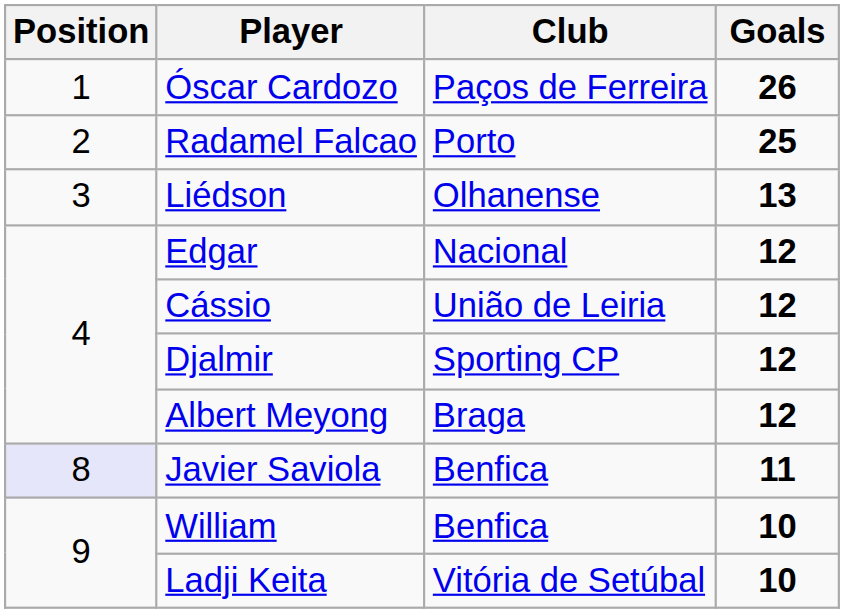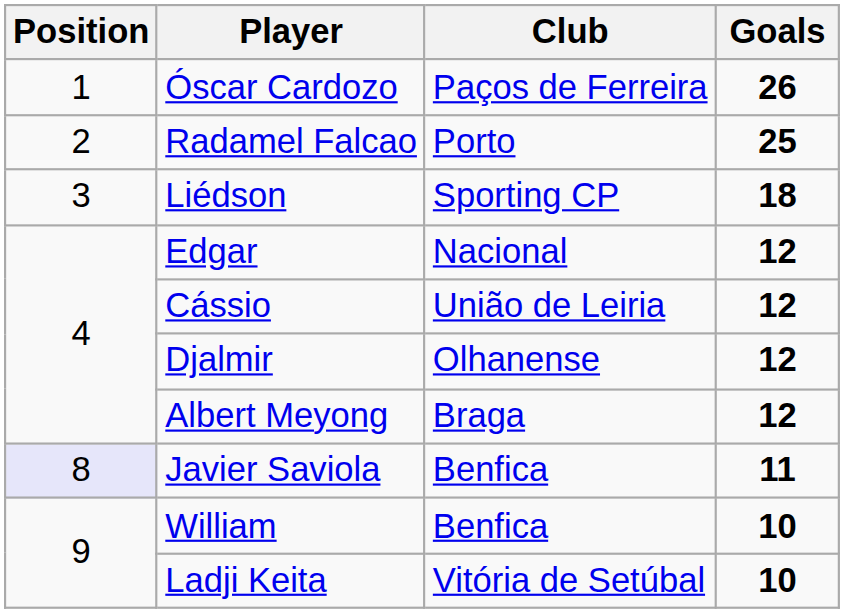(516, 196) Olhanense -> (526, 196) Sporting CP
(777, 196) 13 -> (777, 196) 18
(526, 360) Sporting CP -> (516, 360) Olhanense
